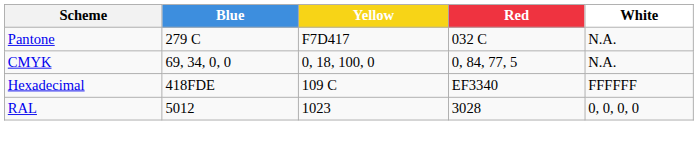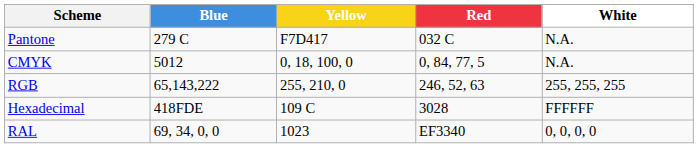(198, 62) 69, 34, 0, 0 -> (168, 62) 5012
+ row: (23, 85)
(475, 85) EF3340 -> (434, 108) 3028
(180, 108) 5012 -> (187, 131) 69, 34, 0, 0
(466, 108) 3028 -> (442, 131) EF3340
